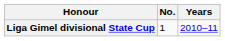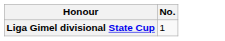- column: (199, 12)
